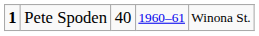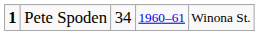(123, 17) 40 -> (123, 17) 34
